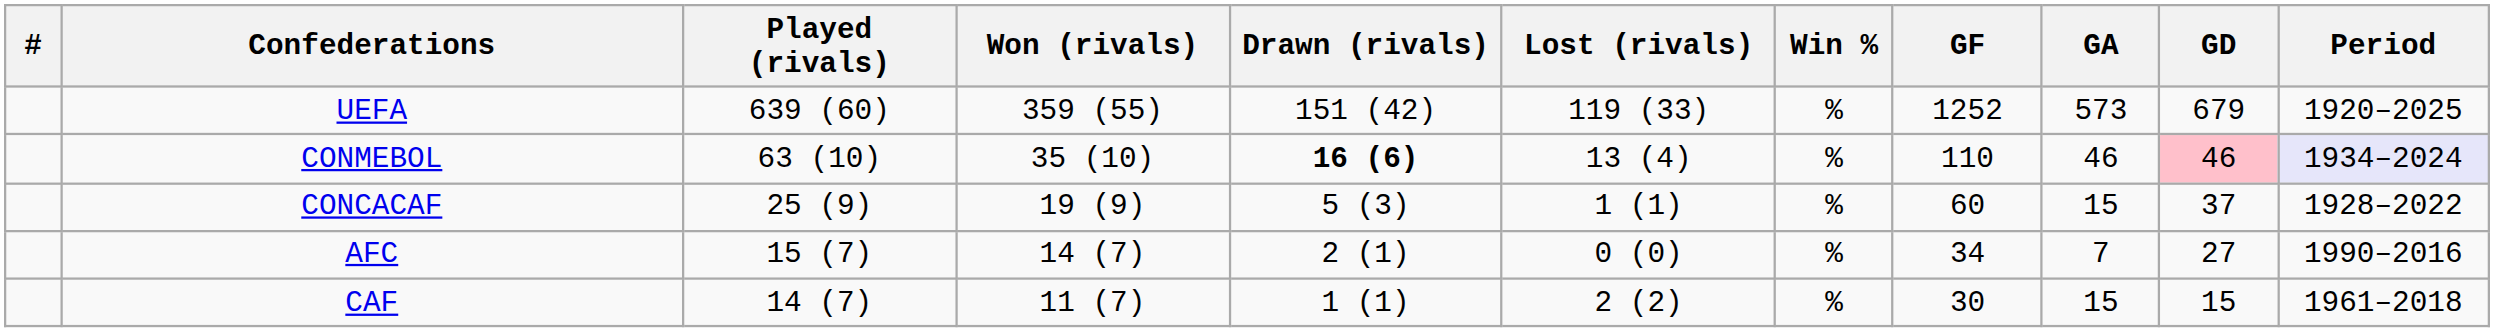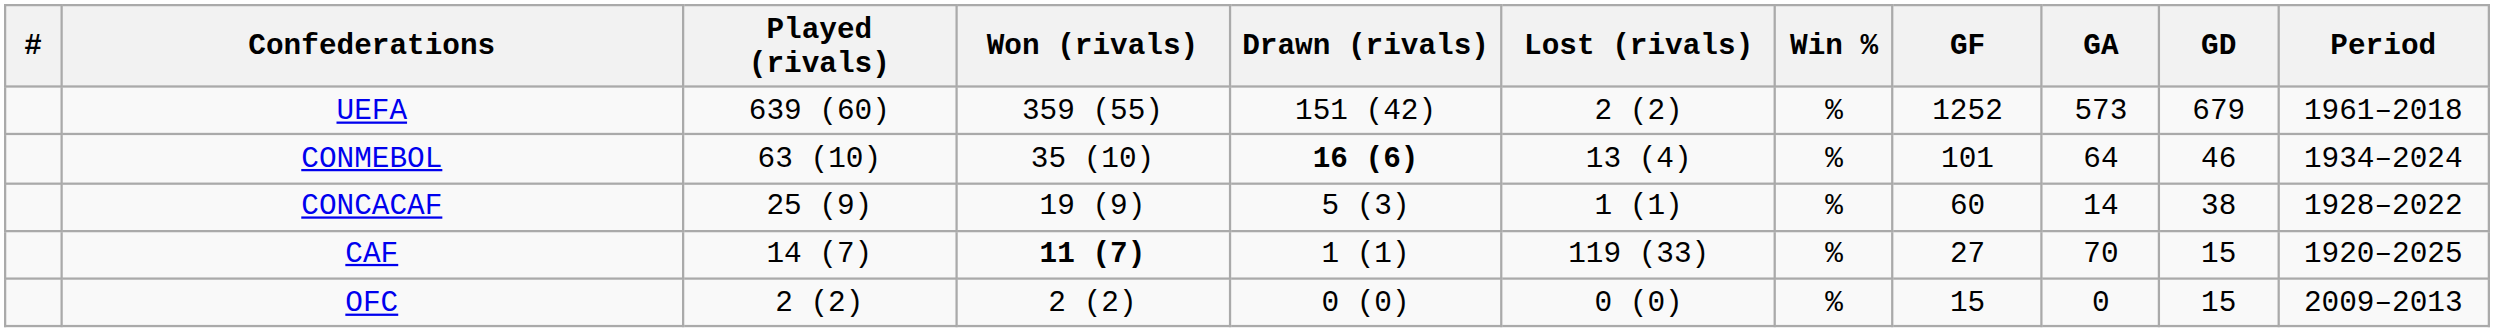(1639, 111) 119 (33) -> (1639, 111) 2 (2)
(2383, 111) 1920–2025 -> (2383, 111) 1961–2018
(1968, 159) 110 -> (1968, 159) 101
(2101, 159) 46 -> (2101, 159) 64
(2219, 159) pink background -> (2219, 159) no background
(2383, 159) lavender background -> (2383, 159) no background
(2101, 207) 15 -> (2101, 207) 14
(2219, 207) 37 -> (2219, 207) 38
- row: (372, 255)
(1092, 302) normal -> (1092, 255) bold
(1639, 302) 2 (2) -> (1639, 255) 119 (33)
(1968, 302) 30 -> (1968, 255) 27
(2101, 302) 15 -> (2101, 255) 70
(2383, 302) 1961–2018 -> (2383, 255) 1920–2025
+ row: (372, 302)
